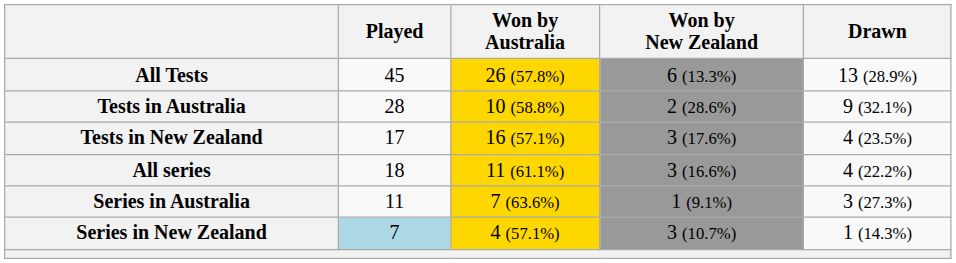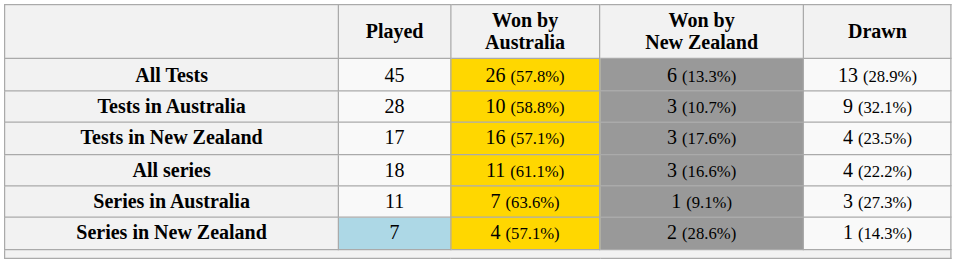(702, 106) 2 (28.6%) -> (702, 106) 3 (10.7%)
(702, 233) 3 (10.7%) -> (702, 233) 2 (28.6%)
